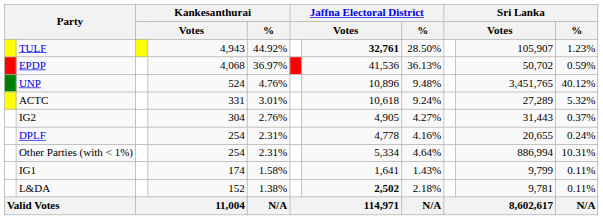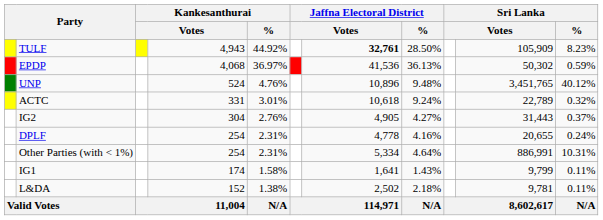(535, 48) 105,907 -> (535, 48) 105,909
(581, 48) 1.23% -> (581, 48) 8.23%
(538, 65) 50,702 -> (538, 65) 50,302
(538, 100) 27,289 -> (538, 100) 22,789
(581, 100) 5.32% -> (581, 100) 0.32%
(535, 153) 886,994 -> (535, 153) 886,991
(387, 188) bold -> (387, 188) normal
